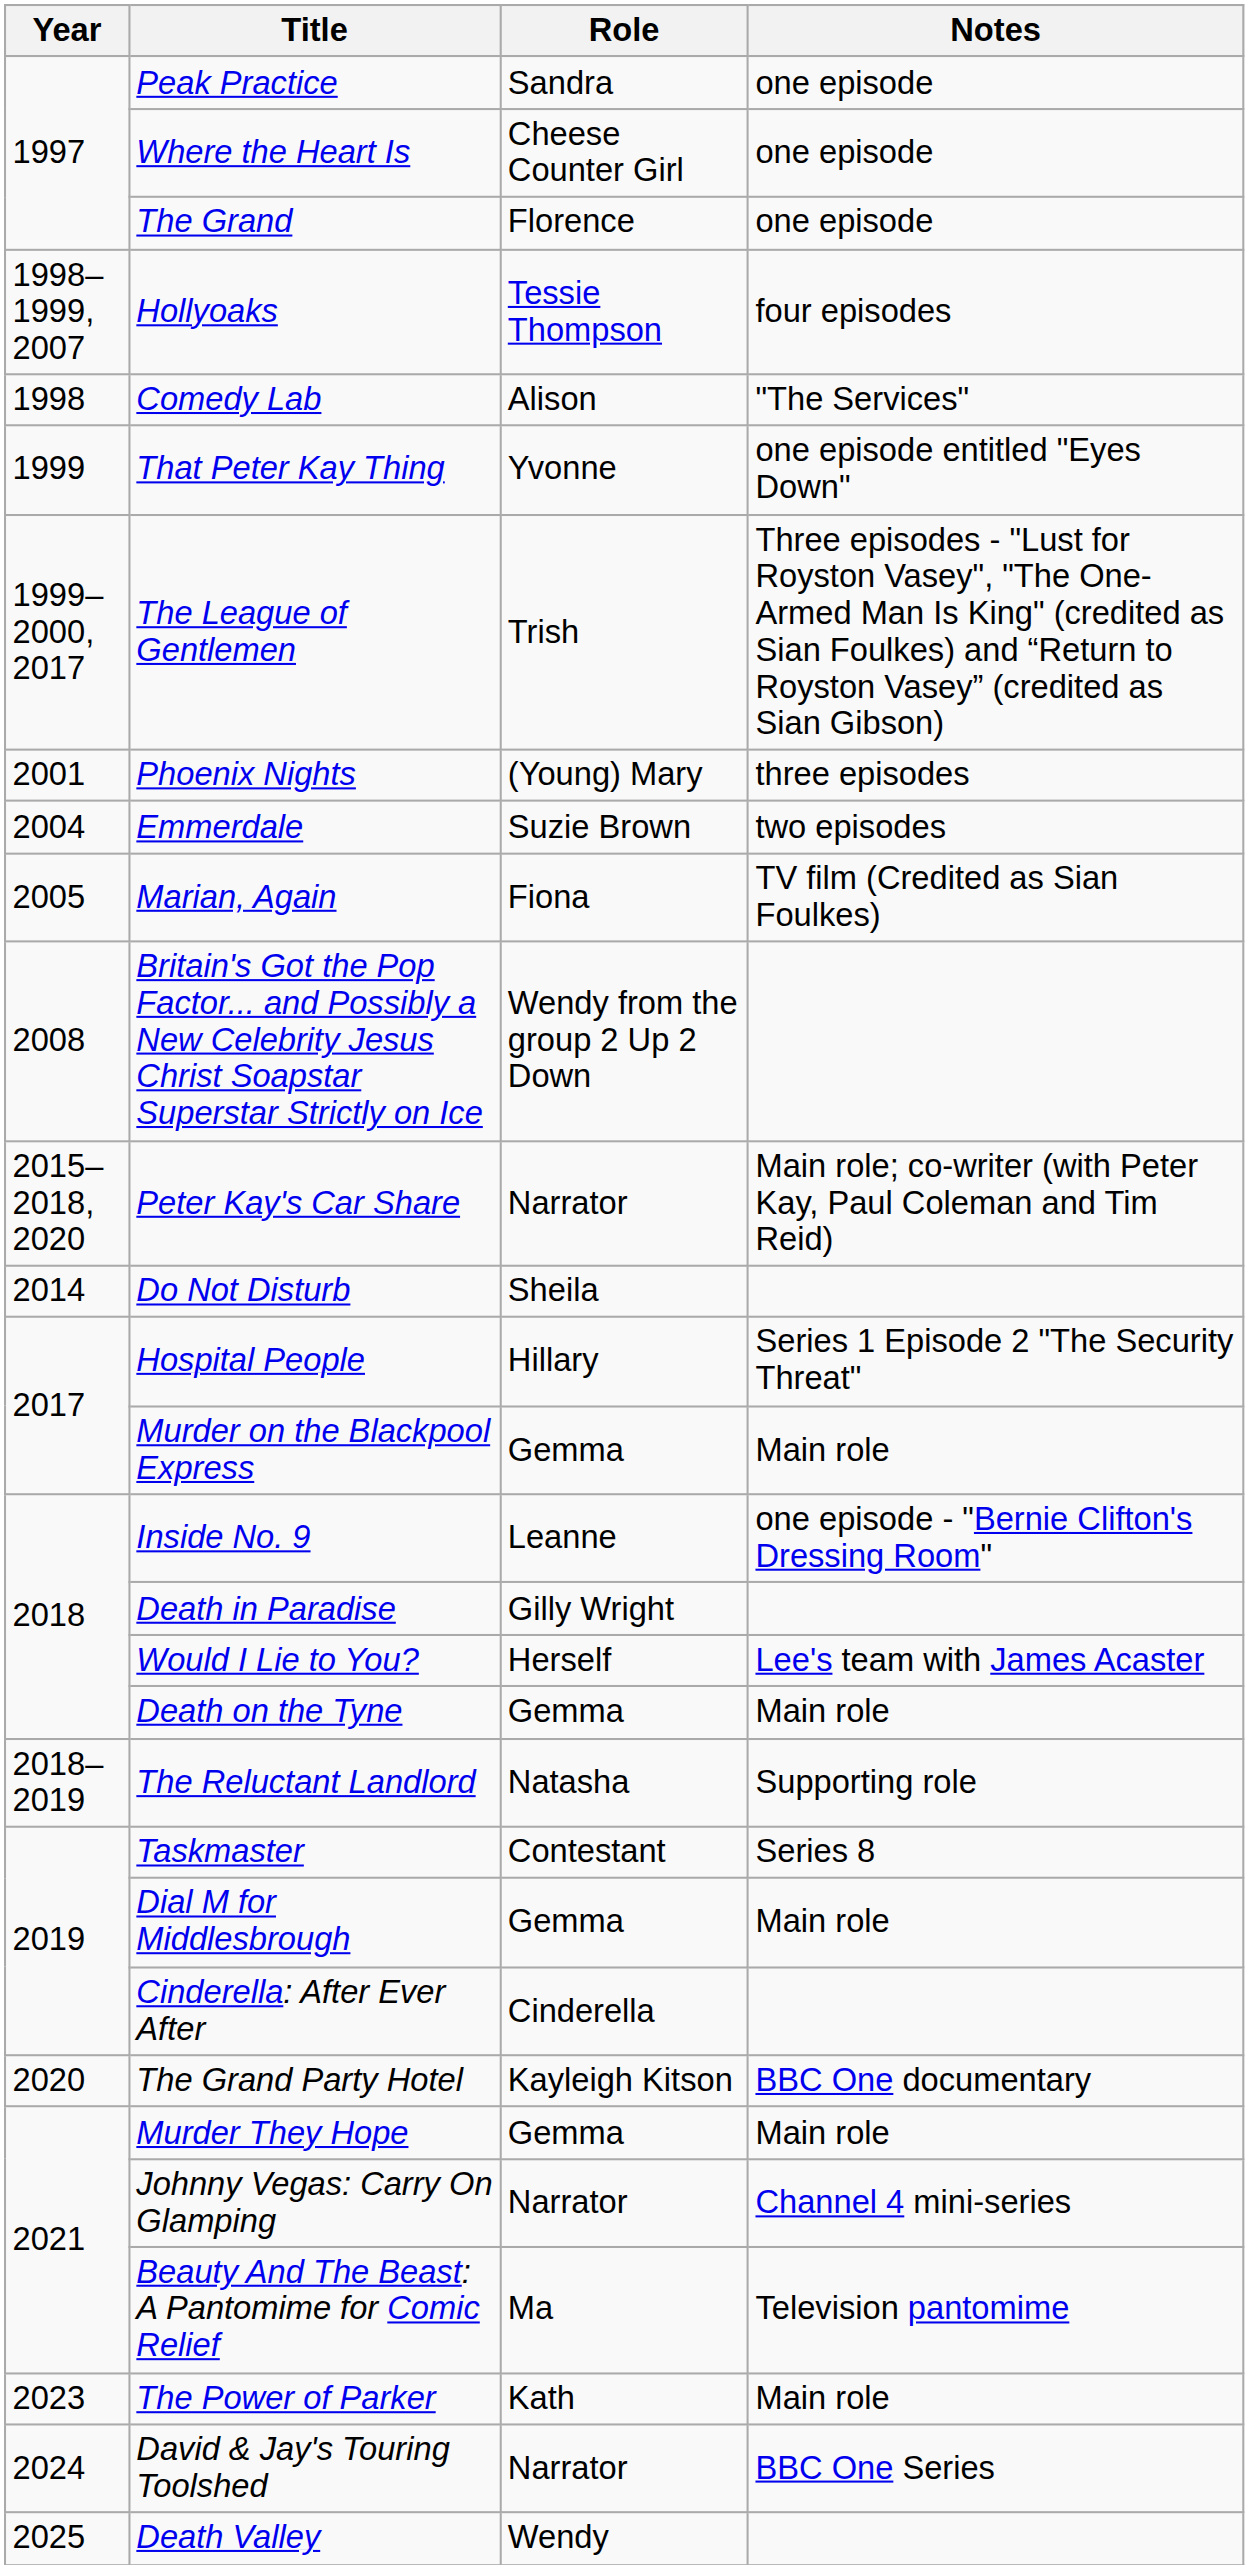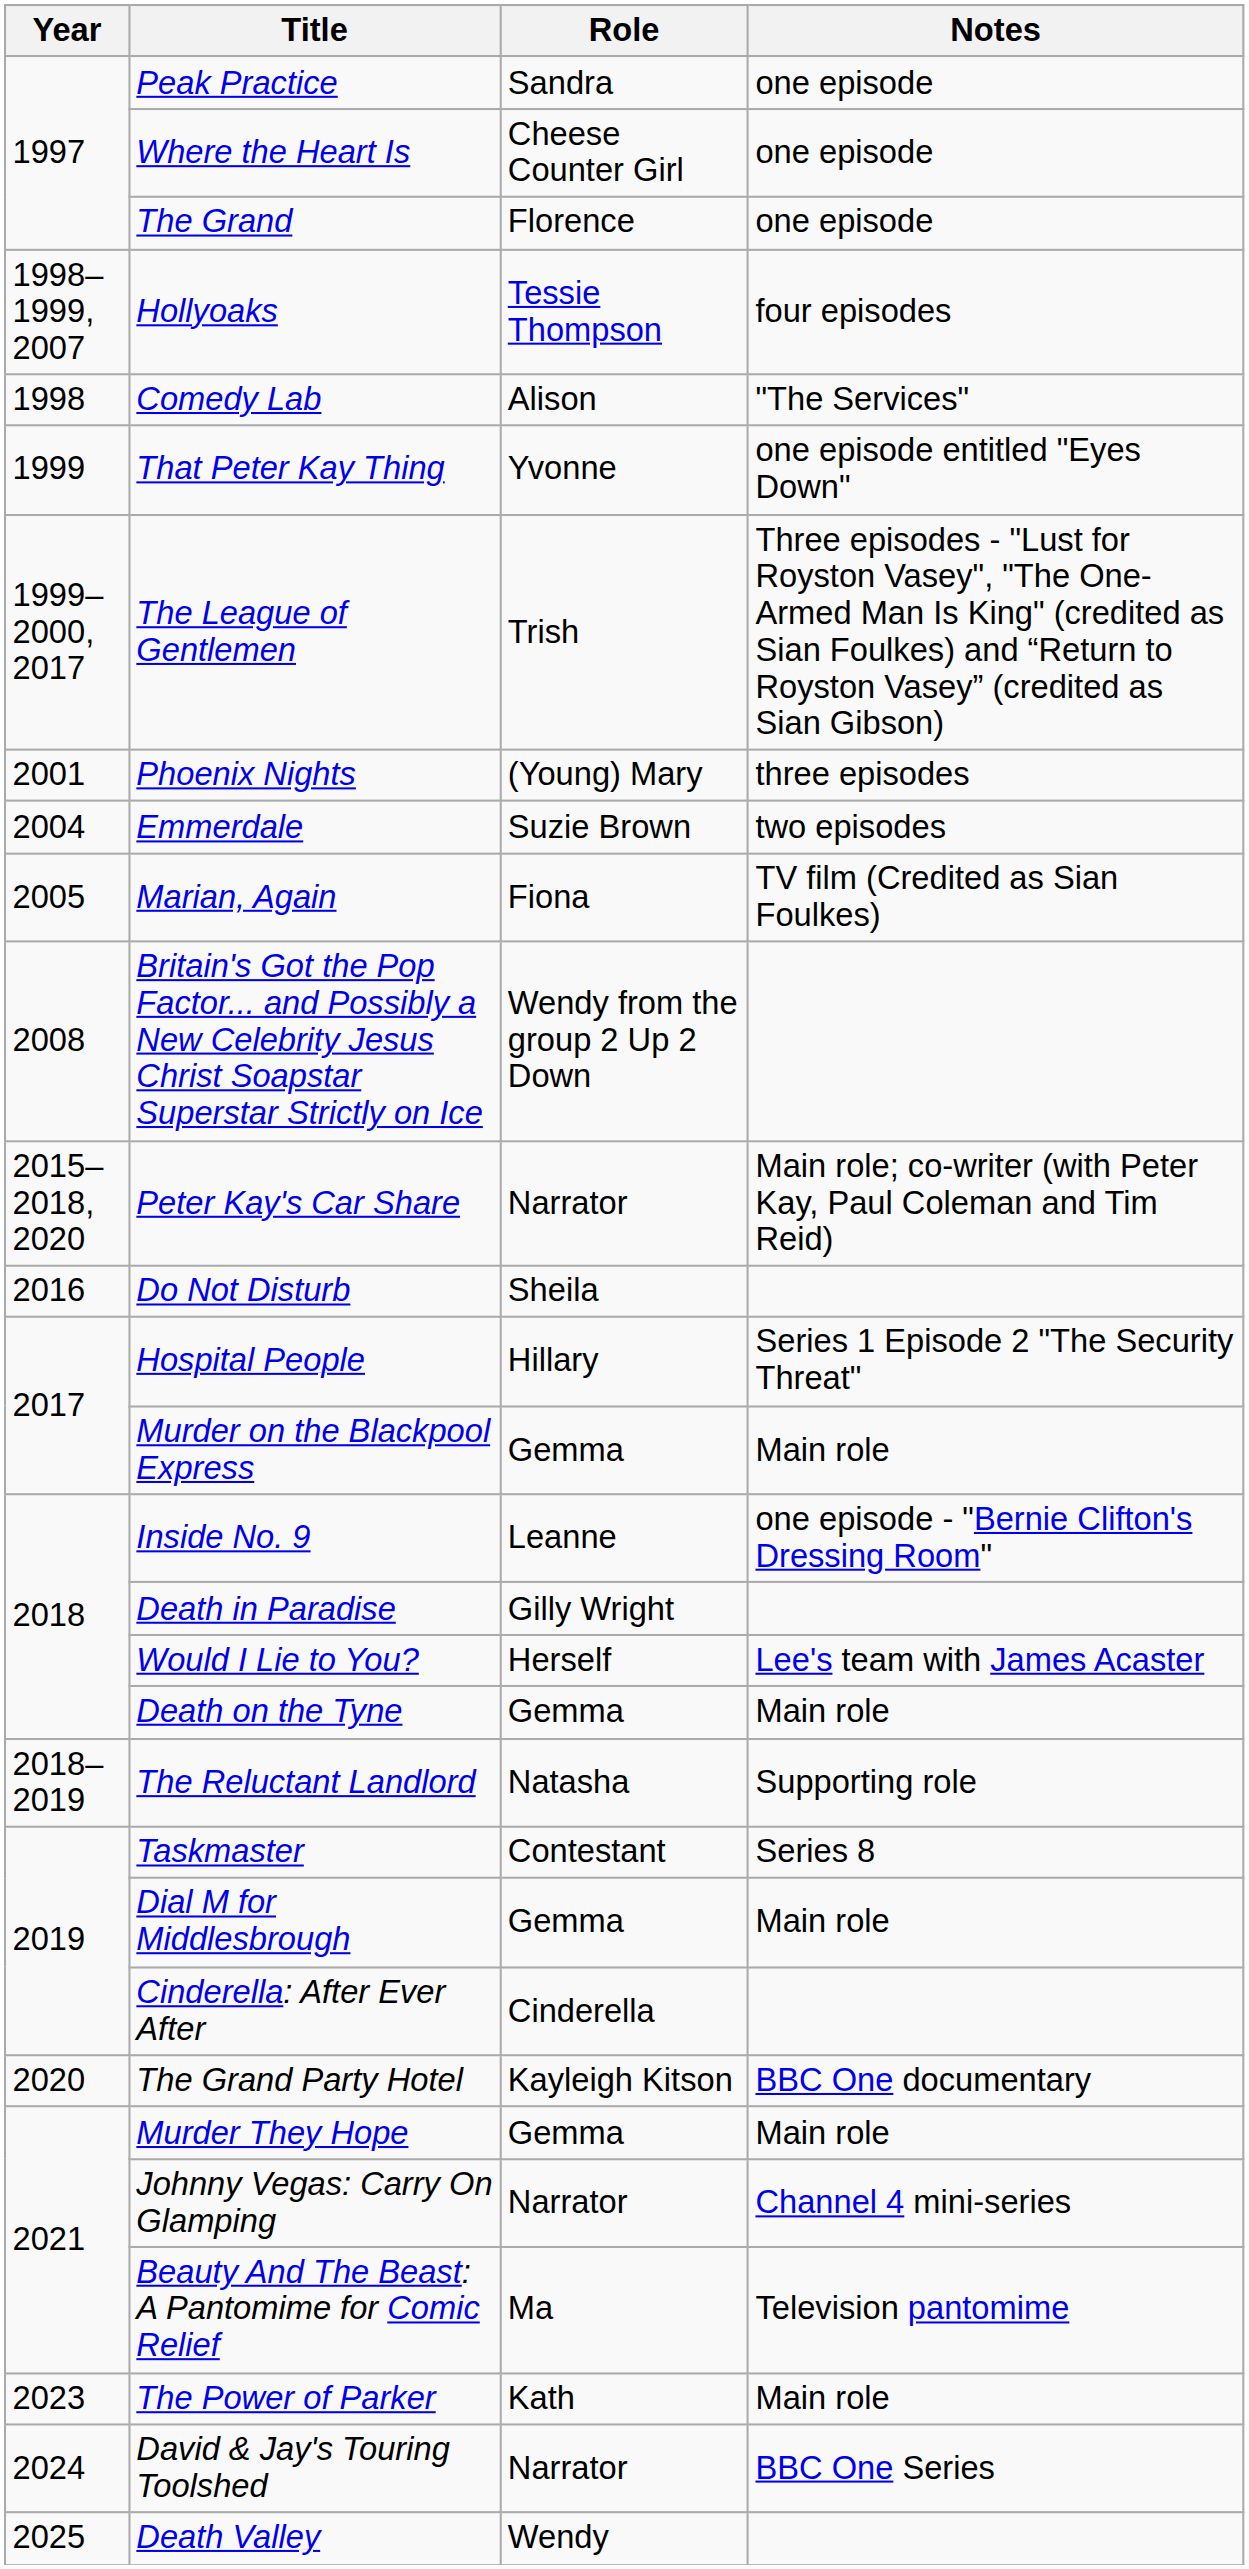(49, 1290) 2014 -> (49, 1290) 2016
